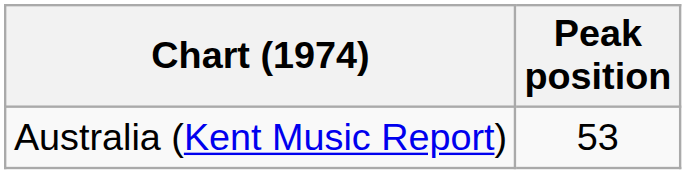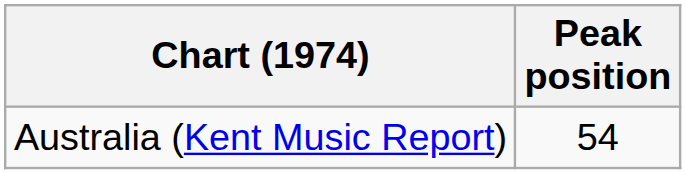(598, 136) 53 -> (598, 136) 54
